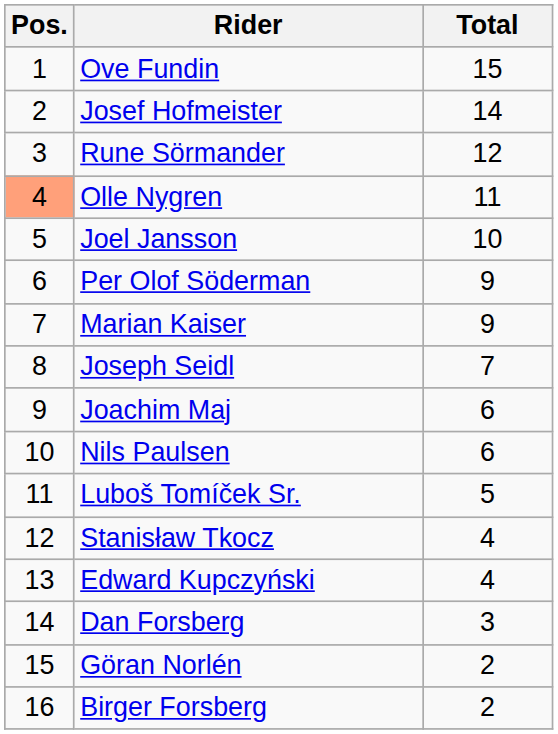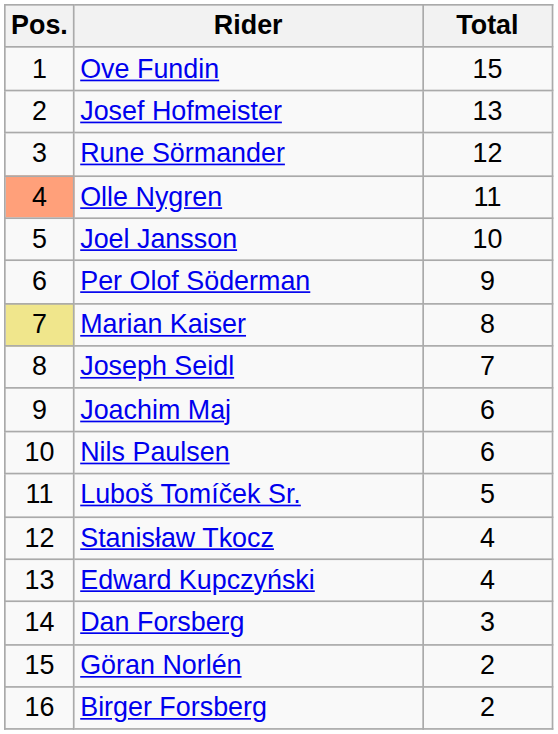(487, 111) 14 -> (487, 111) 13
(39, 324) no background -> (39, 324) khaki background
(487, 324) 9 -> (487, 324) 8
